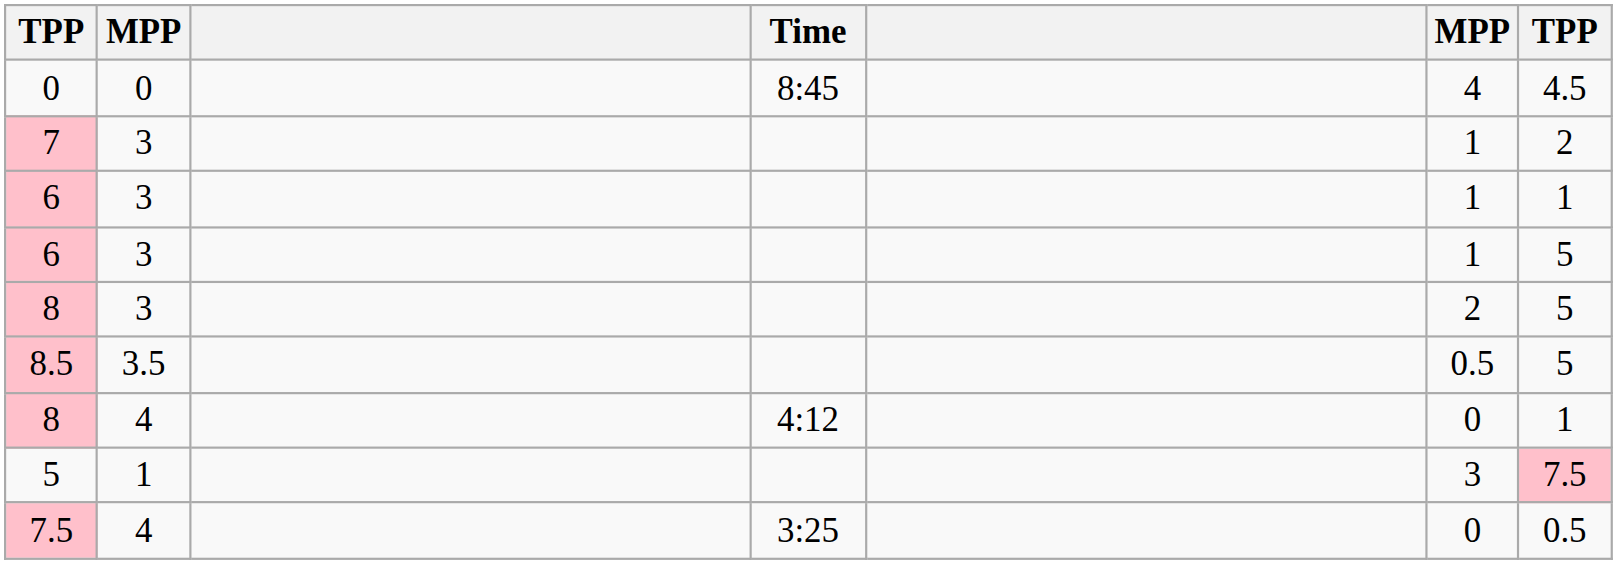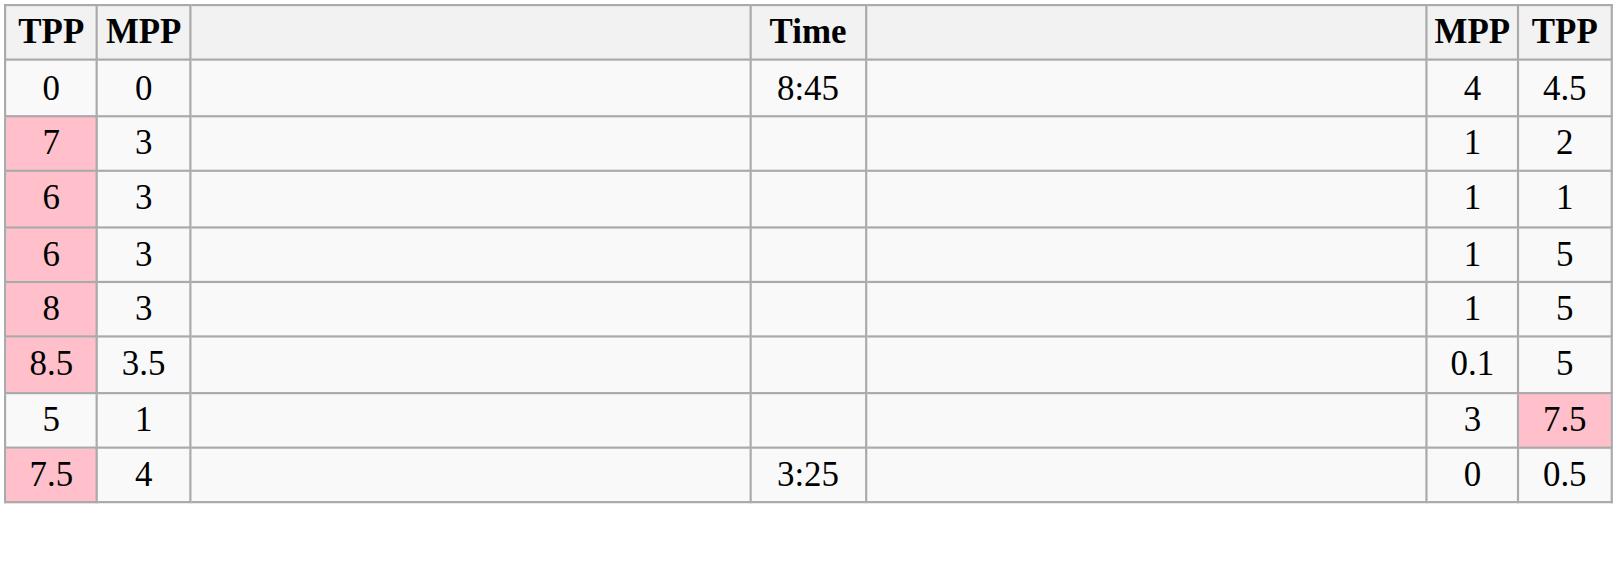(1472, 308) 2 -> (1472, 308) 1
(1472, 364) 0.5 -> (1472, 364) 0.1
- row: (51, 419)
